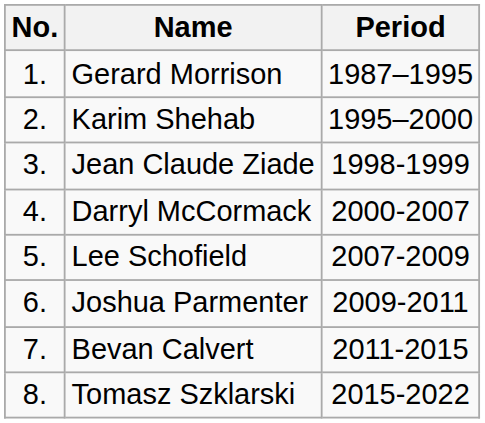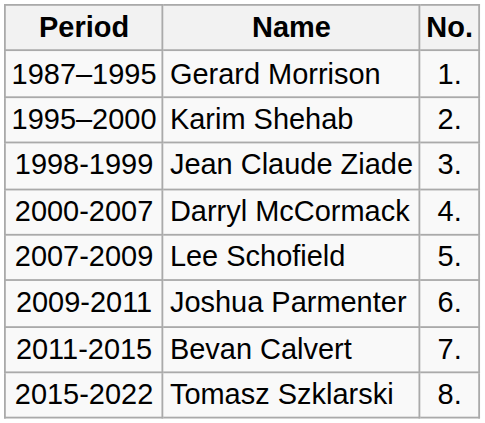columns swapped: (35, 27) <-> (401, 27)
